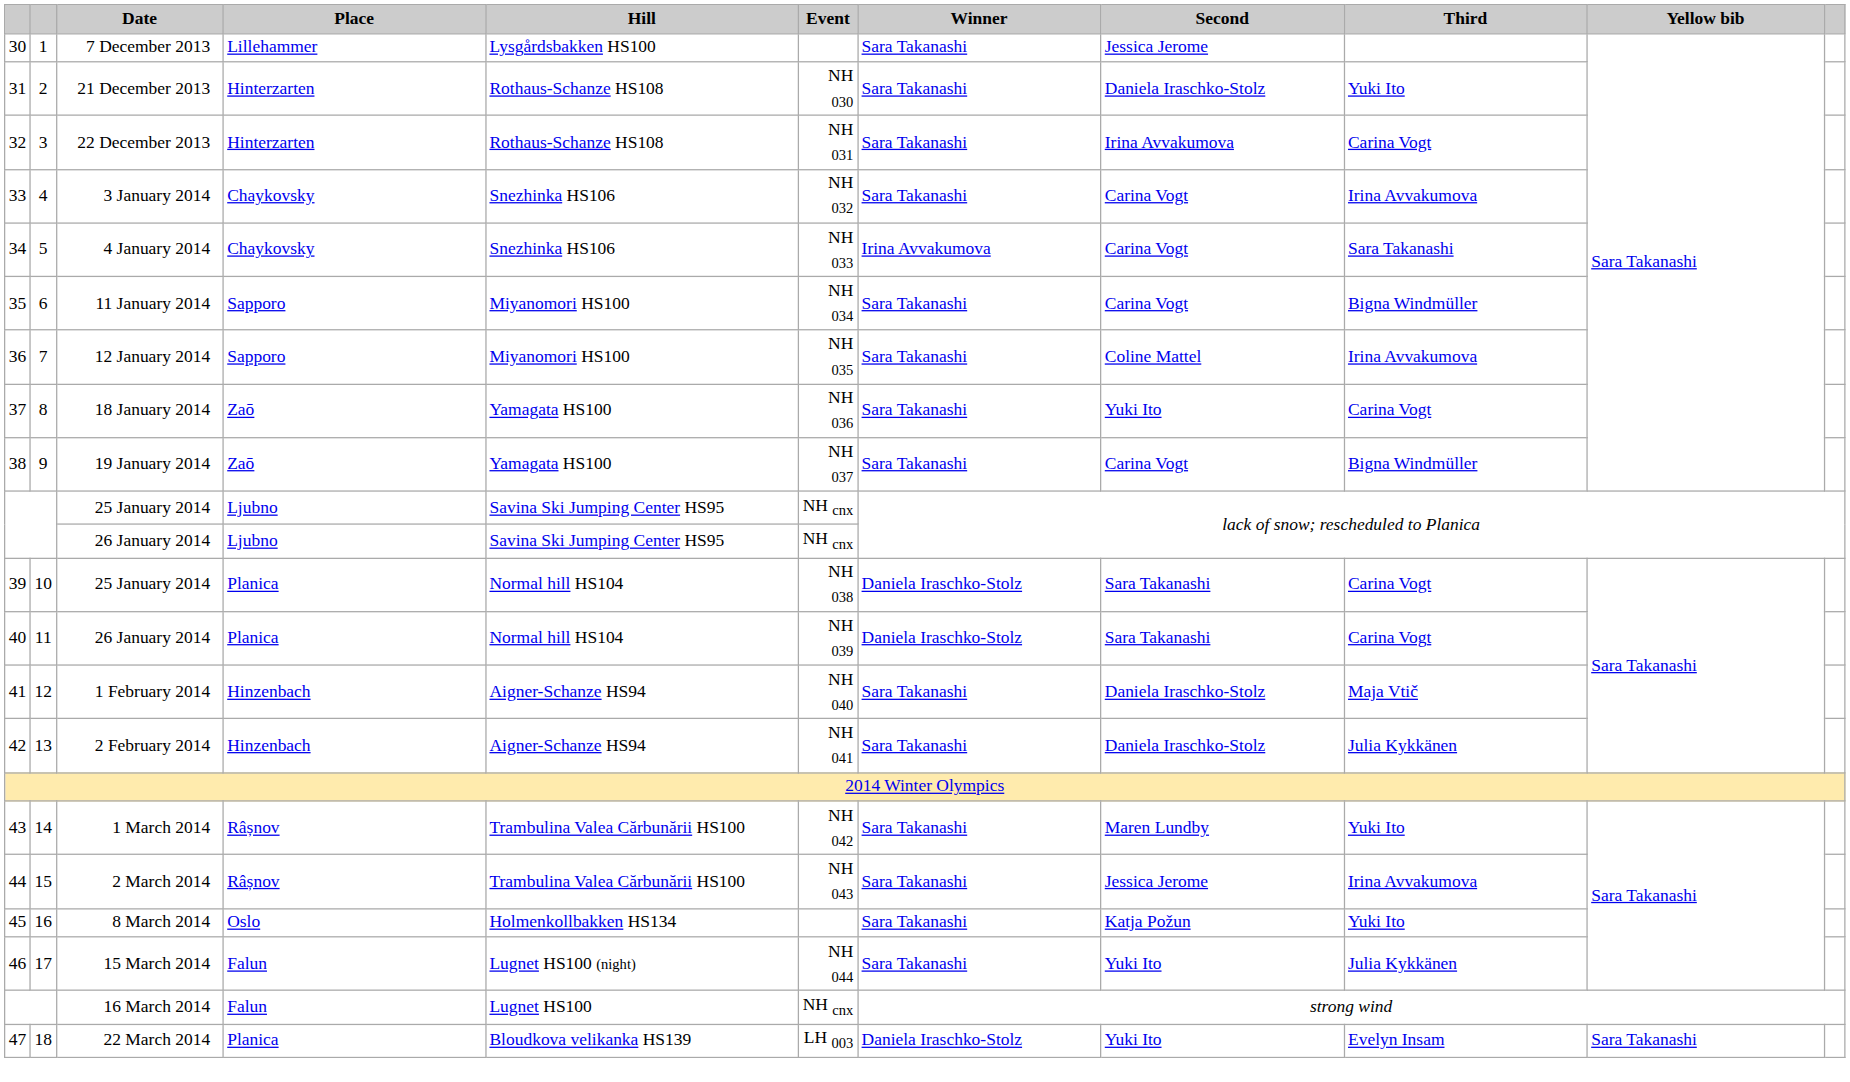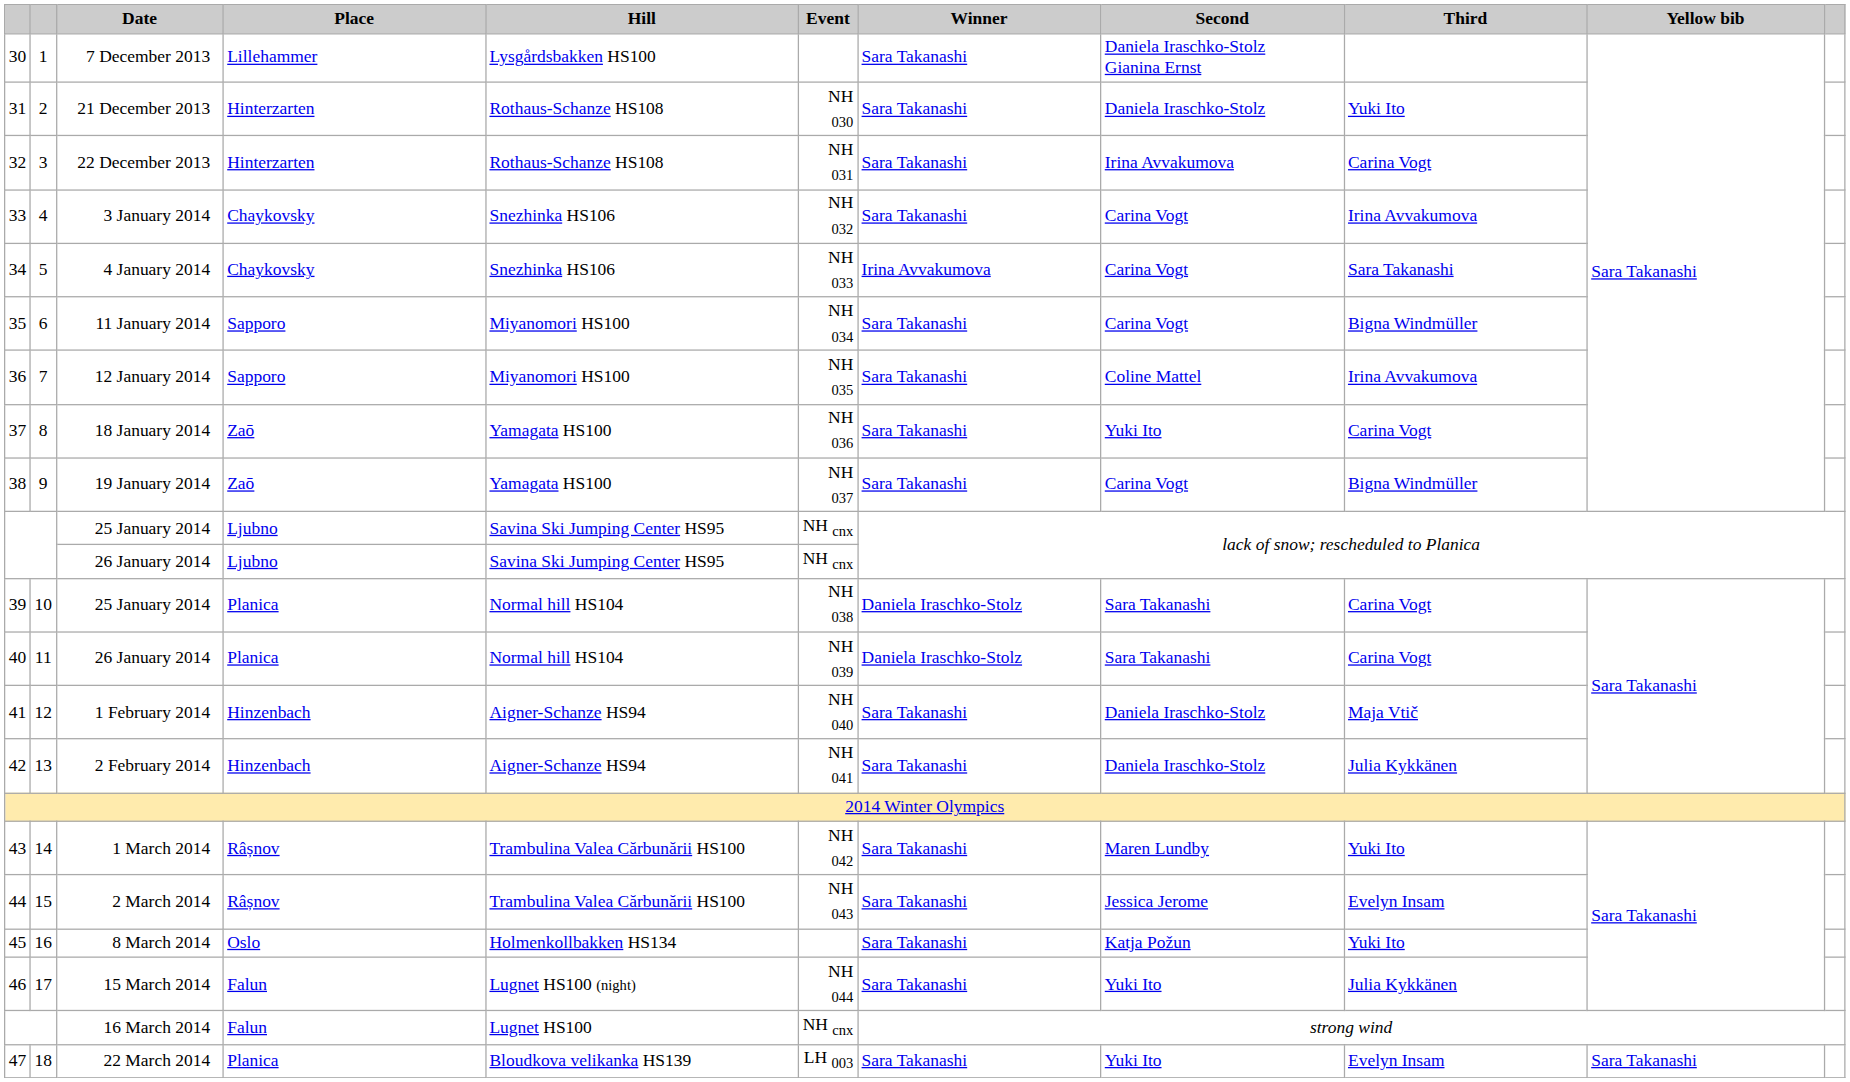(1156, 47) Jessica Jerome -> (1185, 57) Daniela Iraschko-Stolz Gianina Ernst
(1413, 881) Irina Avvakumova -> (1396, 901) Evelyn Insam
(942, 1040) Daniela Iraschko-Stolz -> (914, 1060) Sara Takanashi
